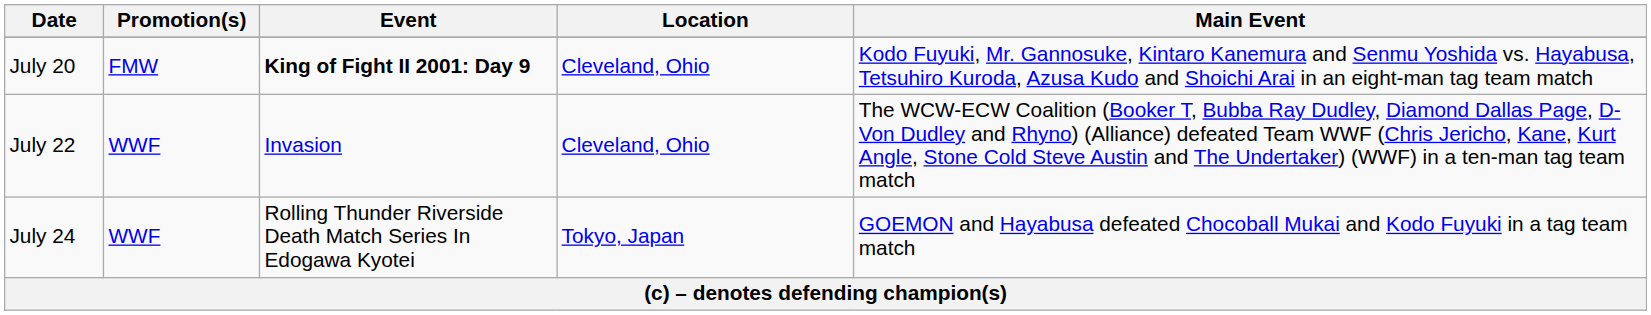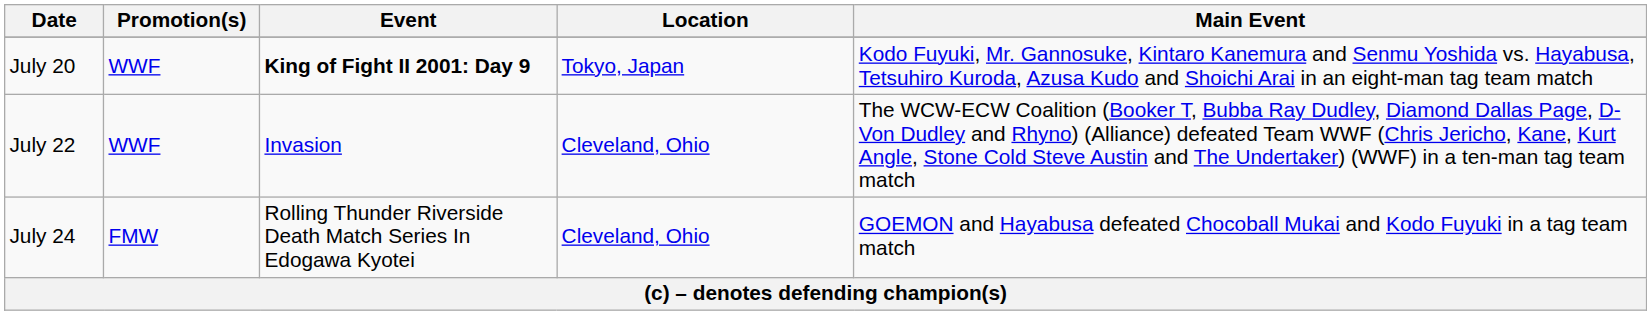(133, 65) FMW -> (134, 65) WWF
(636, 65) Cleveland, Ohio -> (623, 65) Tokyo, Japan
(134, 236) WWF -> (133, 236) FMW
(623, 236) Tokyo, Japan -> (636, 236) Cleveland, Ohio
